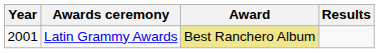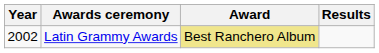(23, 36) 2001 -> (23, 36) 2002
